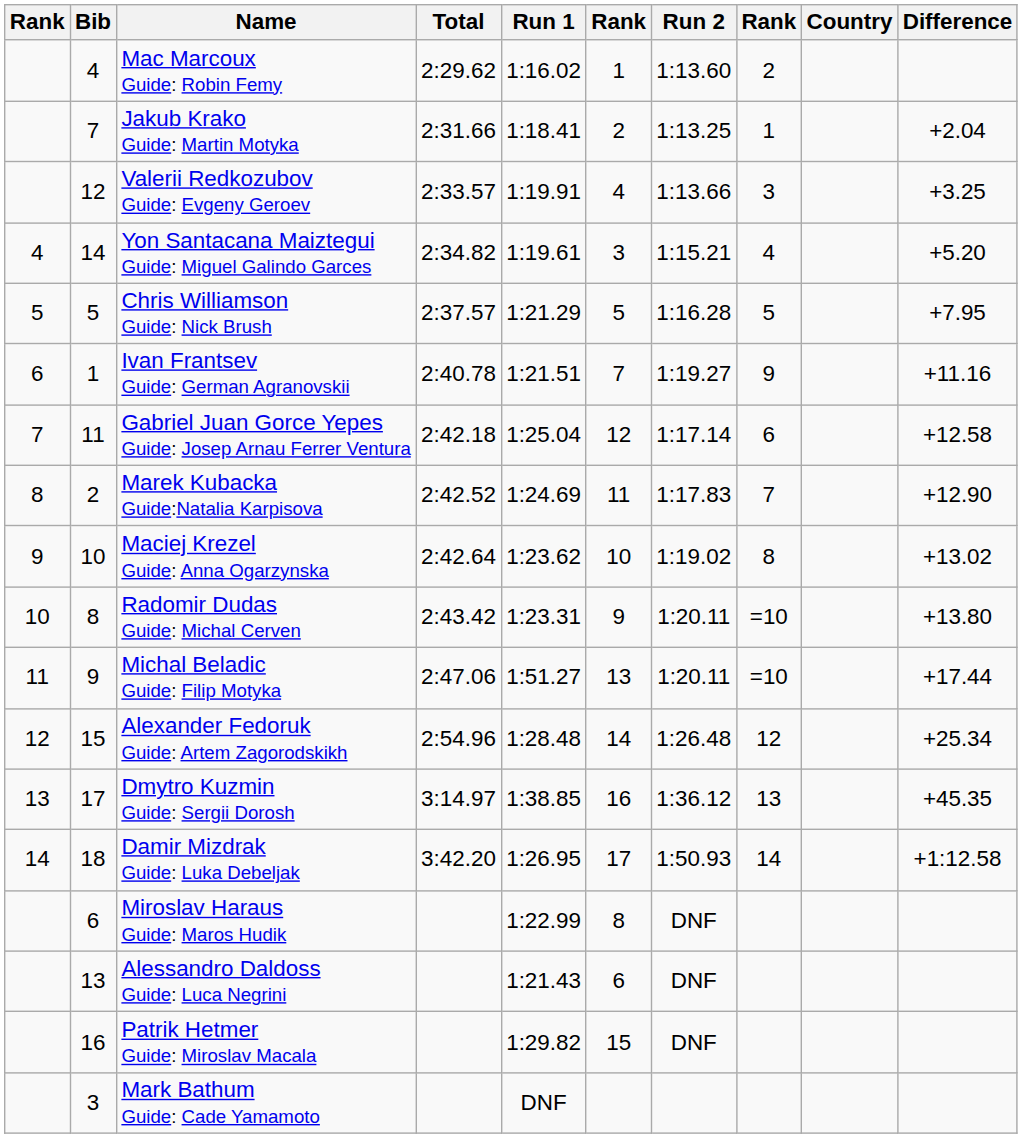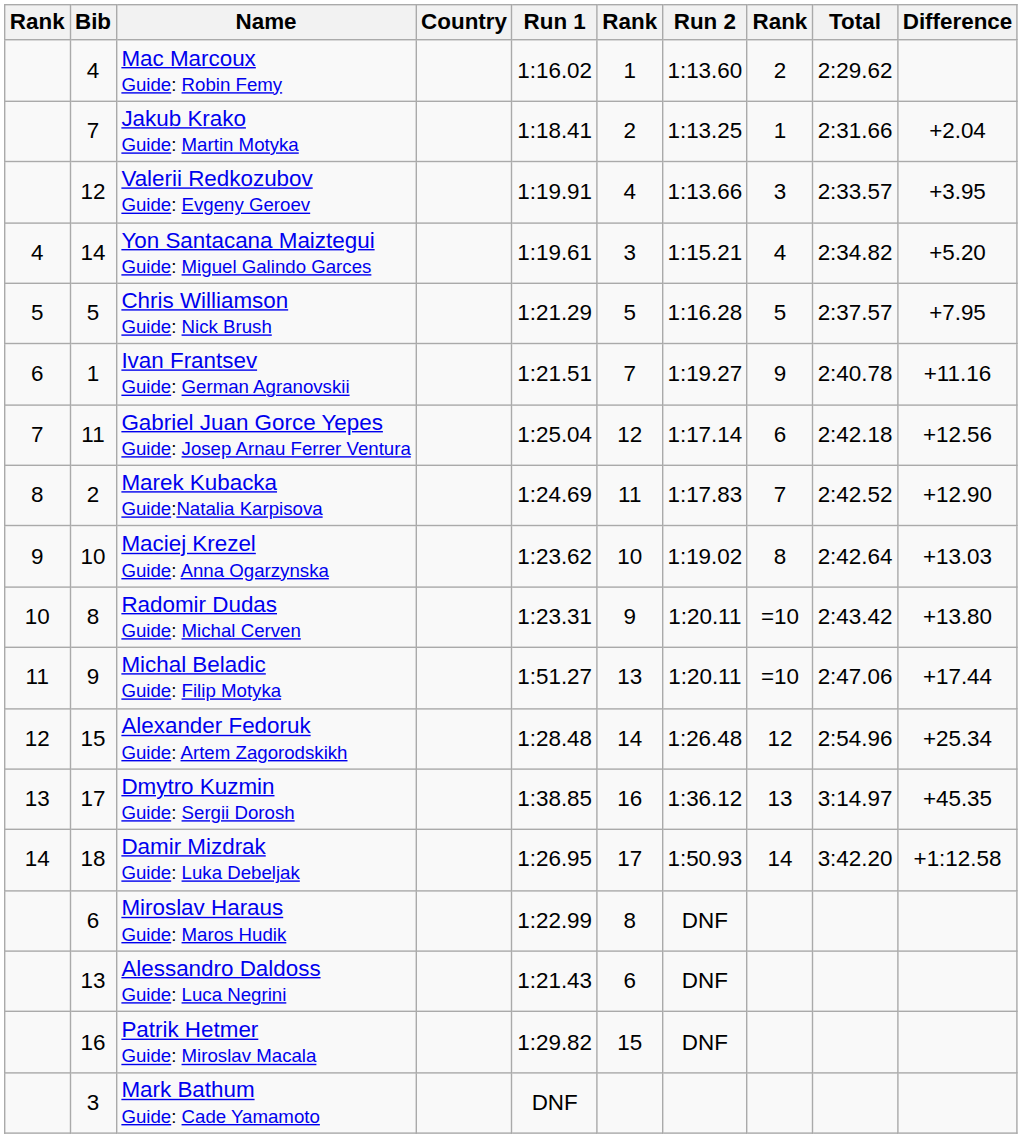columns swapped: (849, 22) <-> (458, 22)
(957, 191) +3.25 -> (957, 191) +3.95
(957, 434) +12.58 -> (957, 434) +12.56
(957, 556) +13.02 -> (957, 556) +13.03
